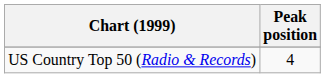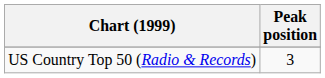(290, 60) 4 -> (290, 60) 3
